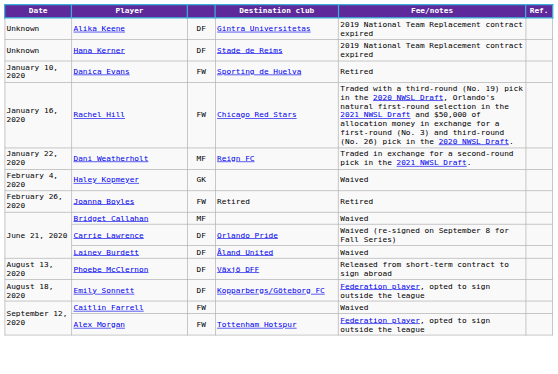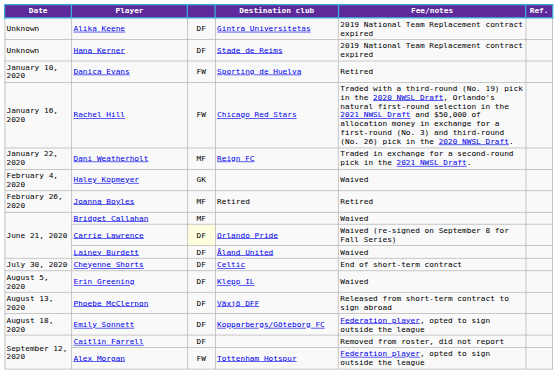(201, 202) FW -> (201, 202) MF
(201, 235) no background -> (201, 235) lightyellow background
+ row: (109, 265)
+ row: (104, 282)
(201, 308) FW -> (201, 342) DF
(354, 308) Waived -> (422, 342) Removed from roster, did not report
